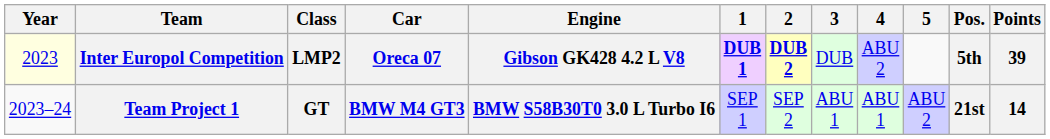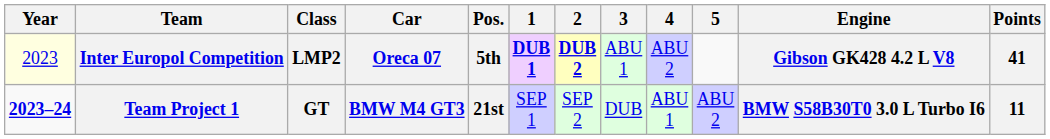columns swapped: (594, 18) <-> (969, 18)
(834, 58) DUB -> (623, 58) ABU 1
(1017, 58) 39 -> (1017, 58) 41
(40, 109) normal -> (40, 109) bold
(834, 109) ABU 1 -> (623, 109) DUB
(1017, 109) 14 -> (1017, 109) 11
